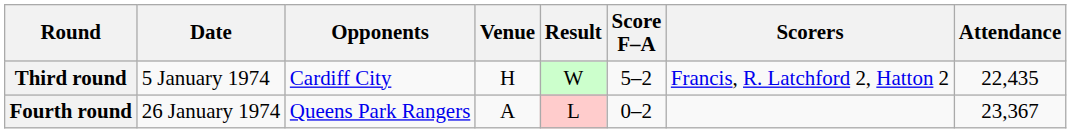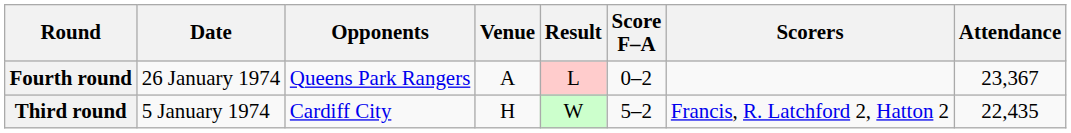rows swapped: (71, 77) <-> (71, 111)
